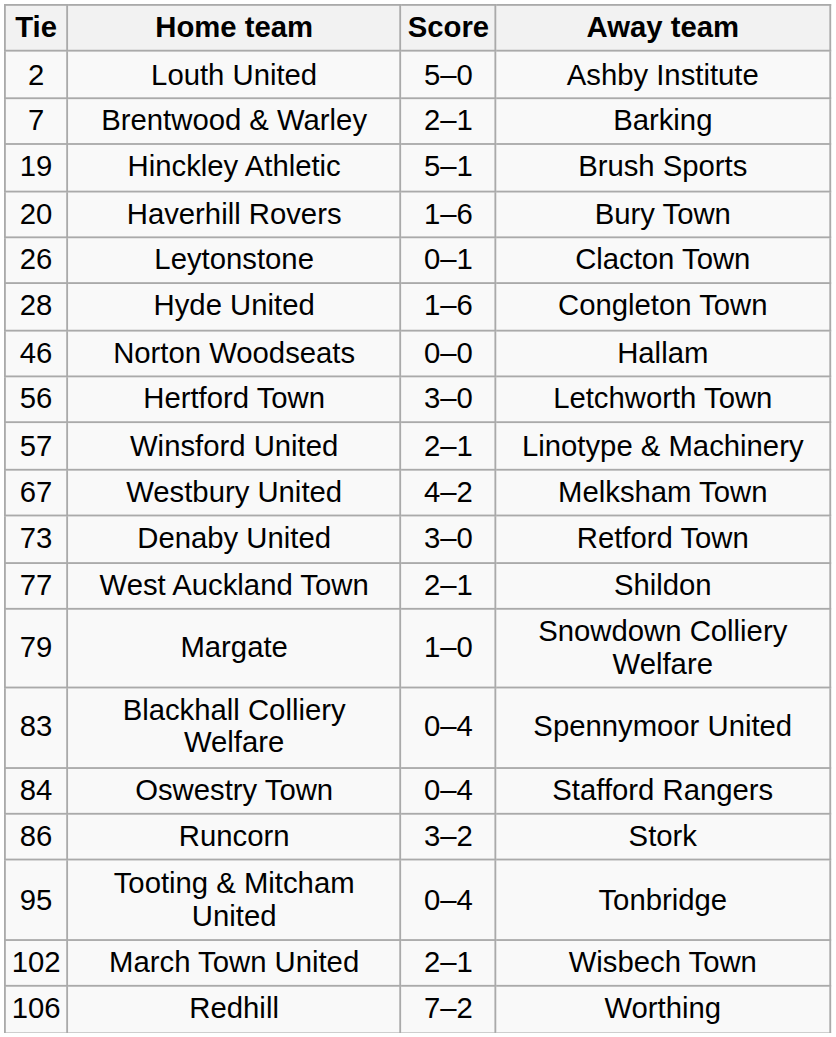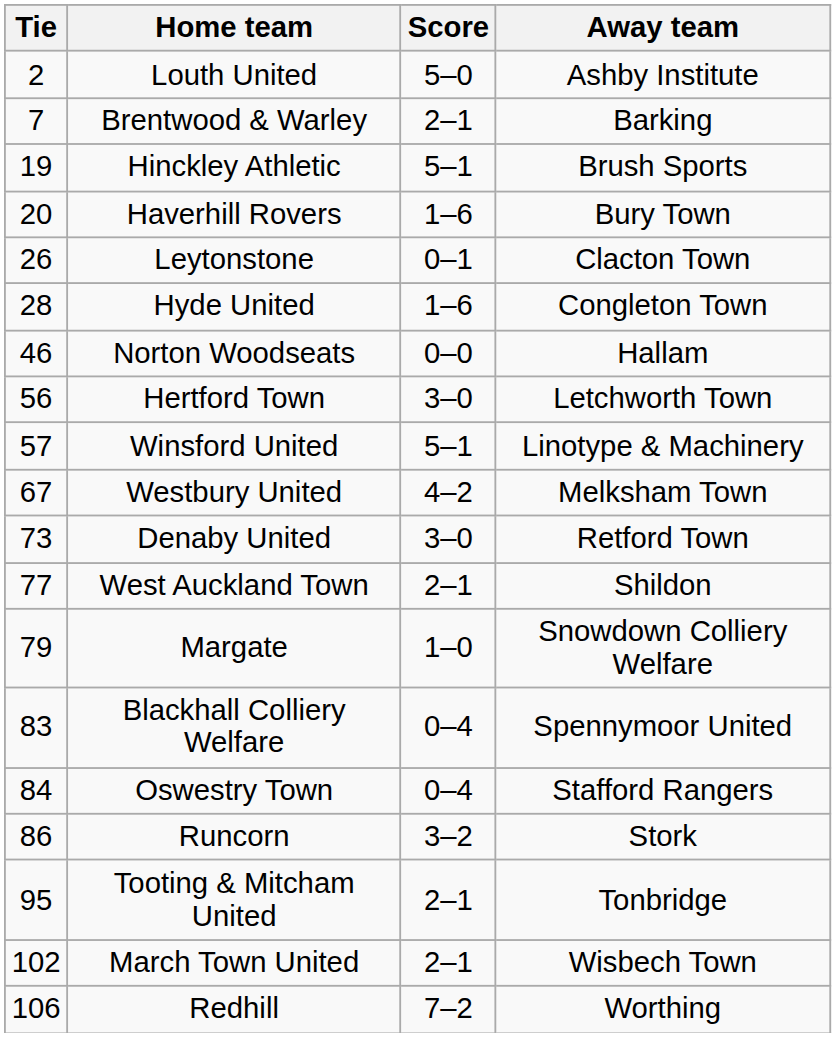(448, 445) 2–1 -> (448, 445) 5–1
(448, 899) 0–4 -> (448, 899) 2–1
